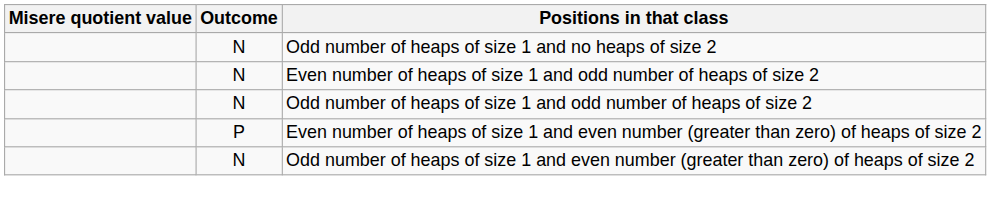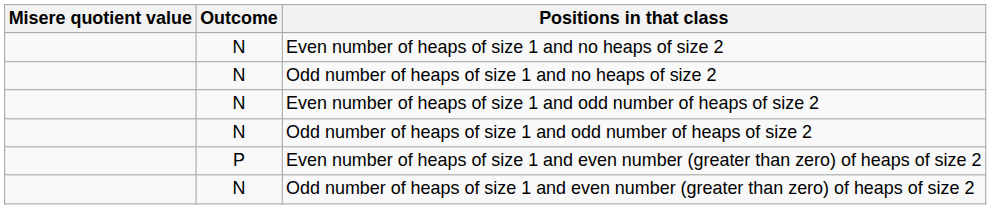+ row: (505, 47)
